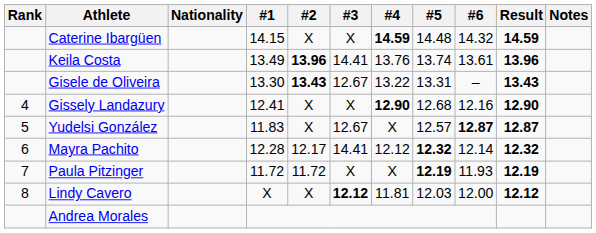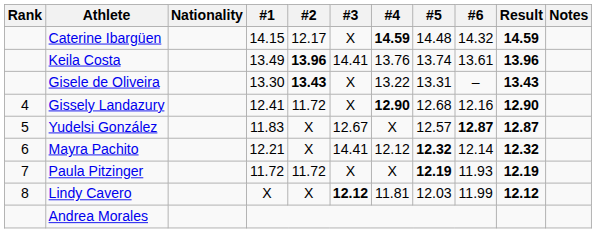(309, 37) X -> (309, 37) 12.17
(350, 82) 12.67 -> (350, 82) X
(309, 104) X -> (309, 104) 11.72
(267, 149) 12.28 -> (267, 149) 12.21
(309, 149) 12.17 -> (309, 149) X
(476, 194) 12.00 -> (476, 194) 11.99
